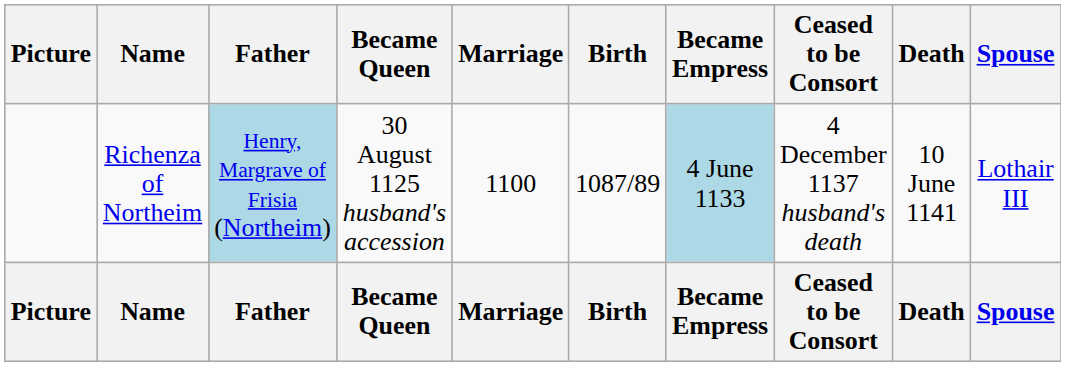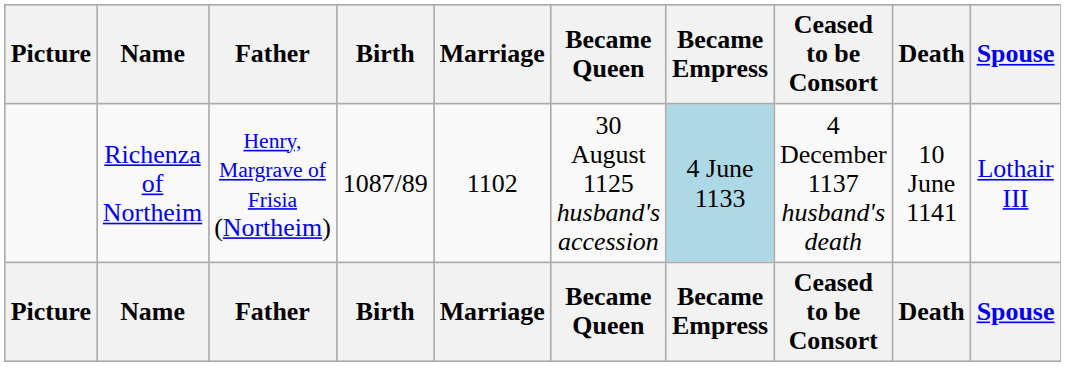columns swapped: (618, 54) <-> (394, 54)
(272, 184) lightblue background -> (272, 184) no background
(511, 182) 1100 -> (492, 182) 1102
